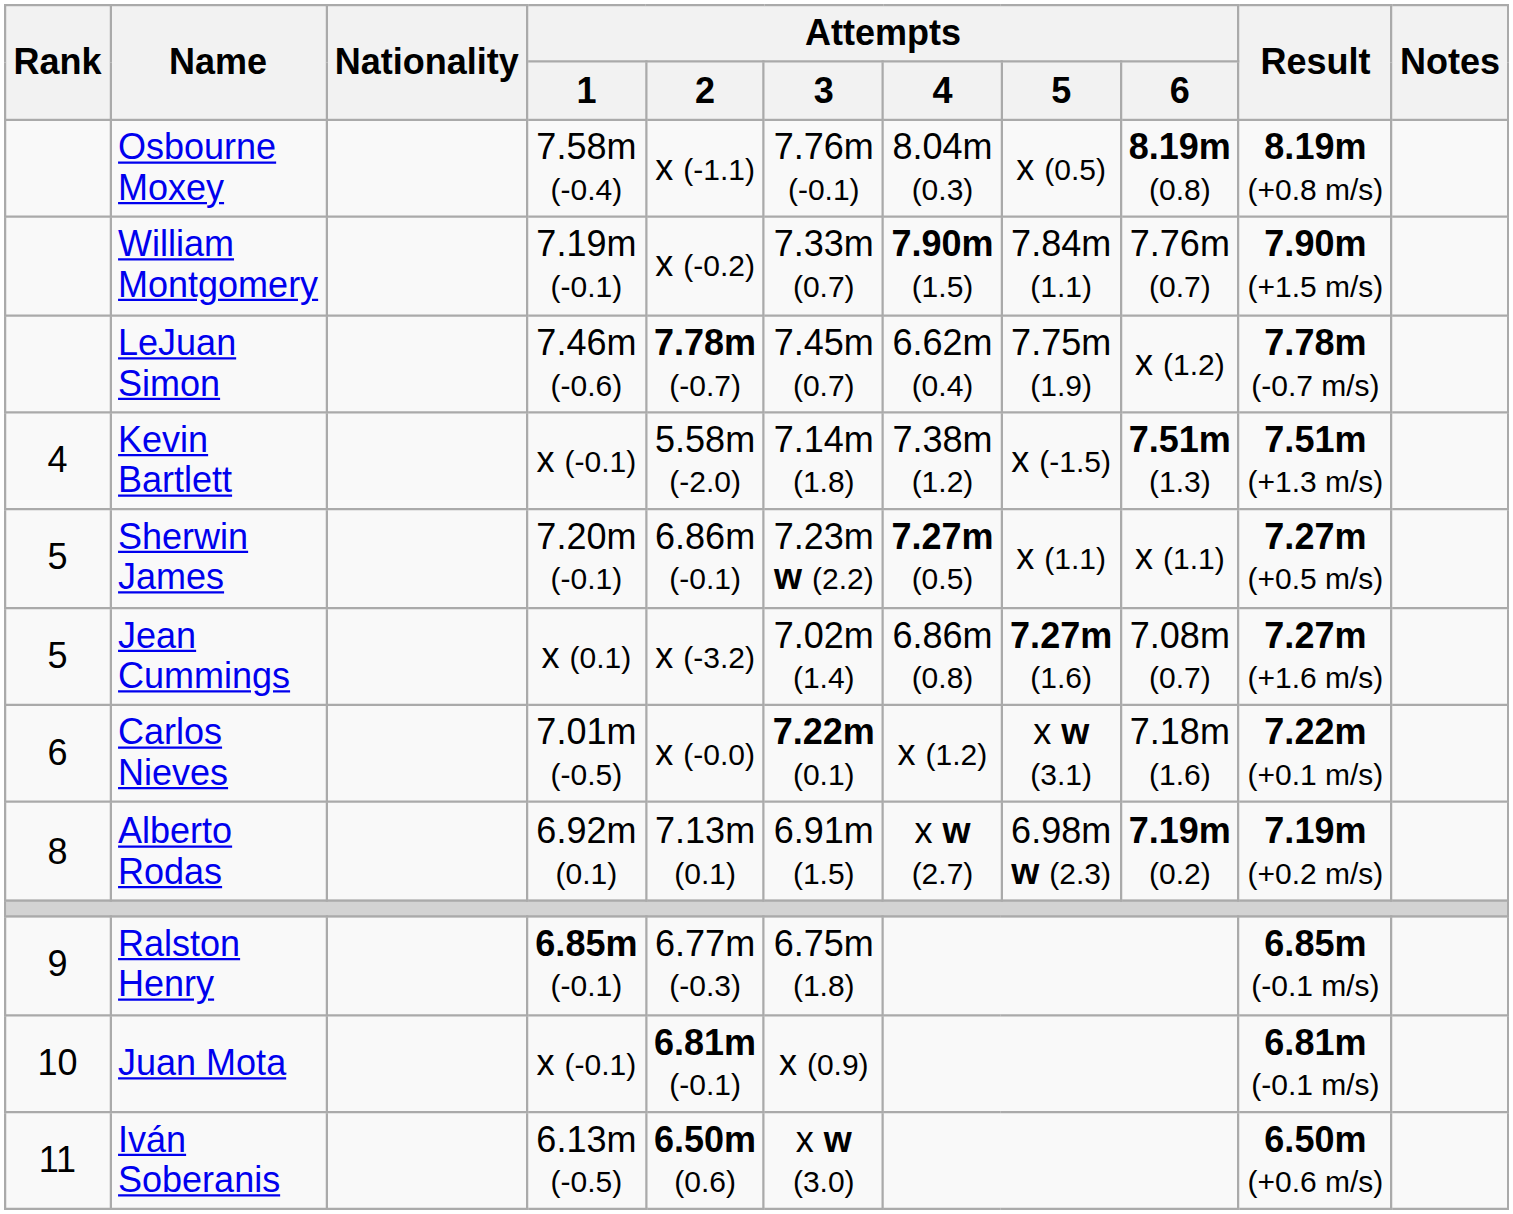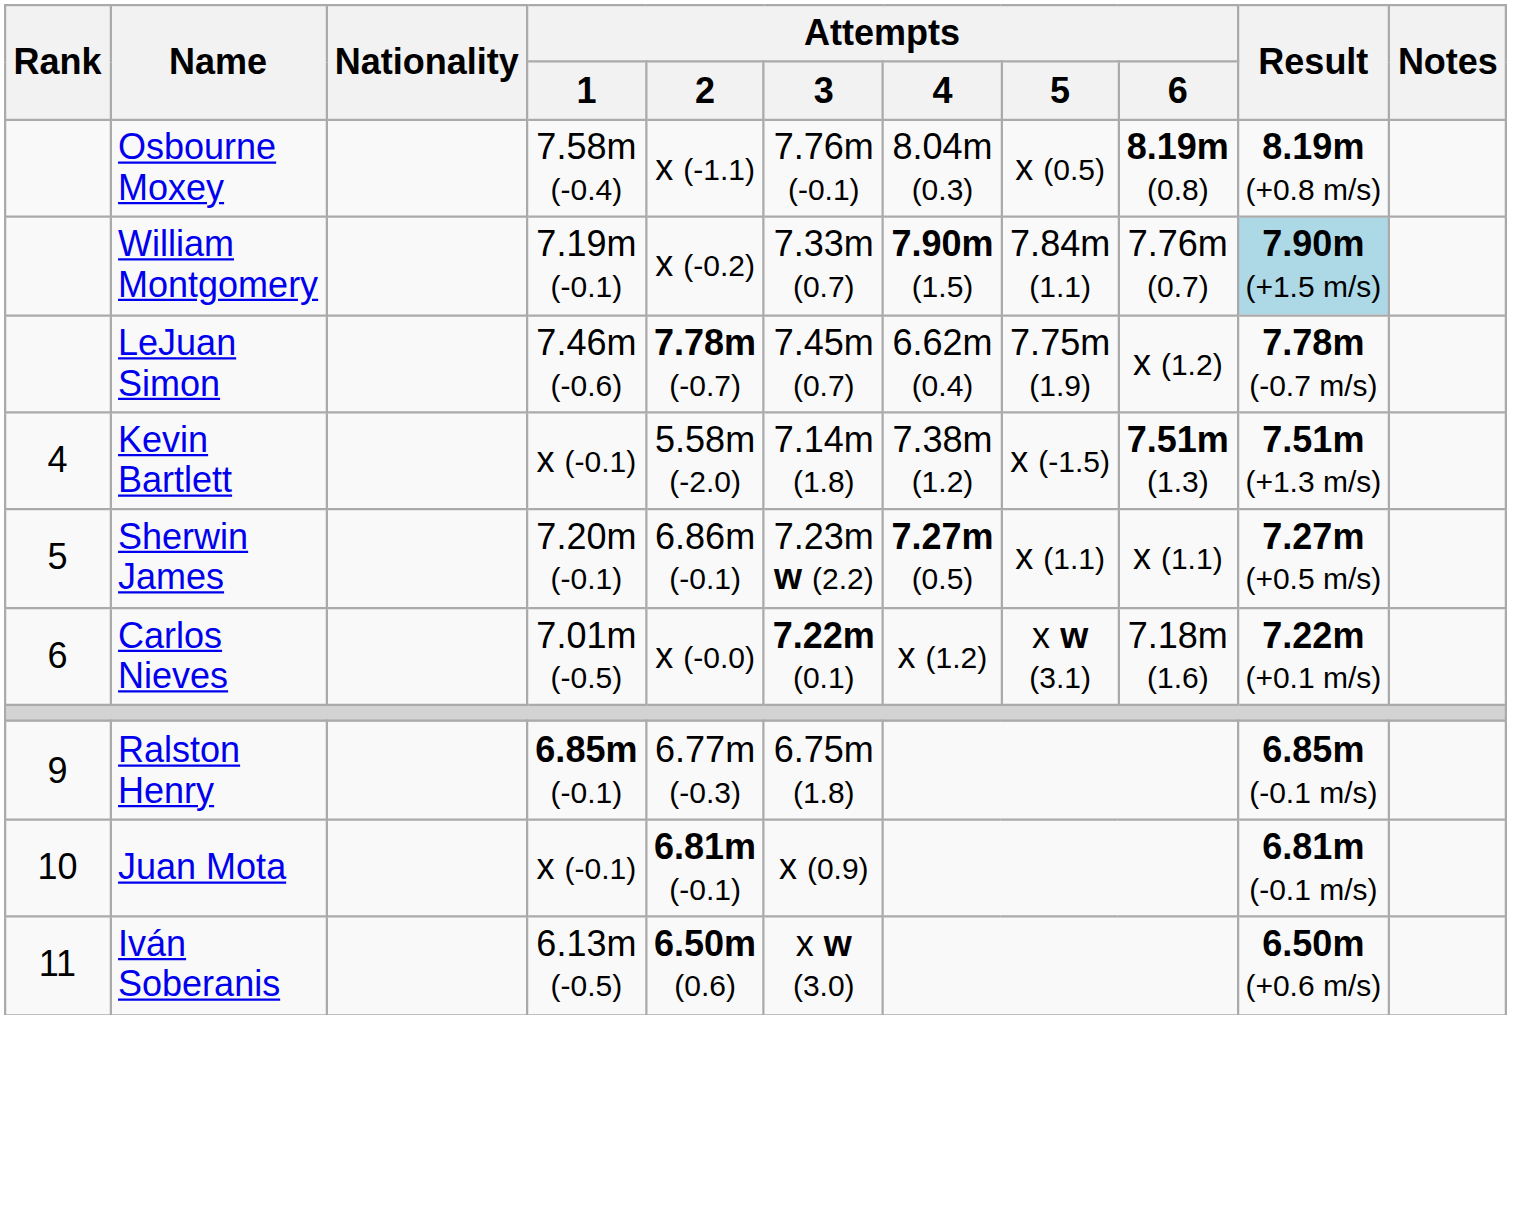(1315, 265) no background -> (1313, 265) lightblue background
- row: (204, 655)
- row: (175, 850)
